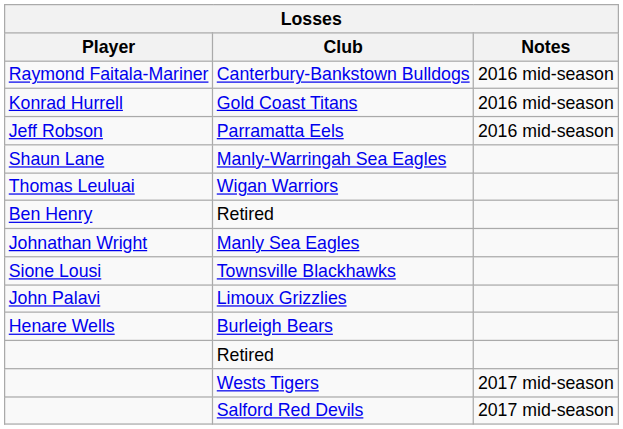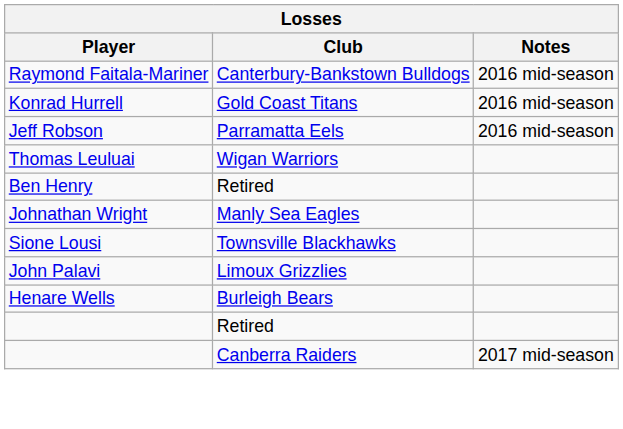- row: (57, 159)
- row: (109, 383)
+ row: (109, 355)
- row: (109, 411)
